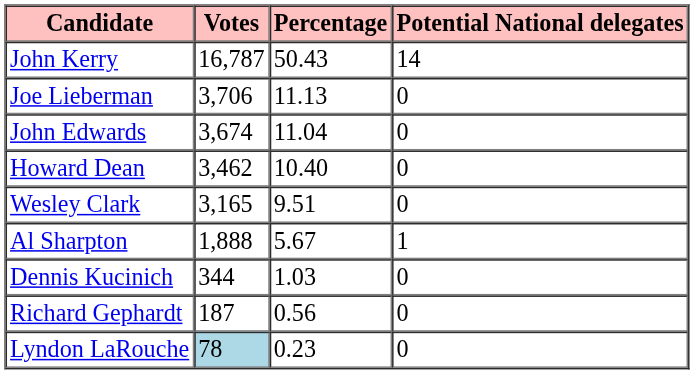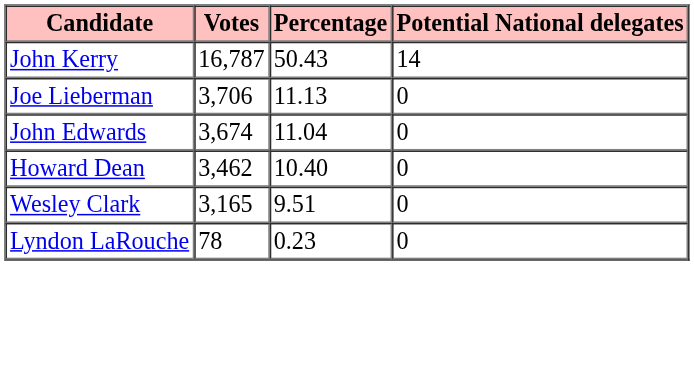- row: (69, 240)
- row: (92, 277)
- row: (96, 313)
(210, 349) lightblue background -> (210, 240) no background
